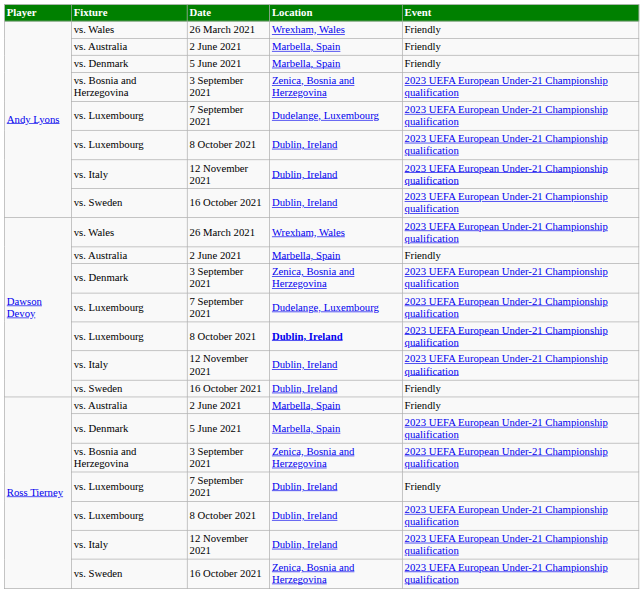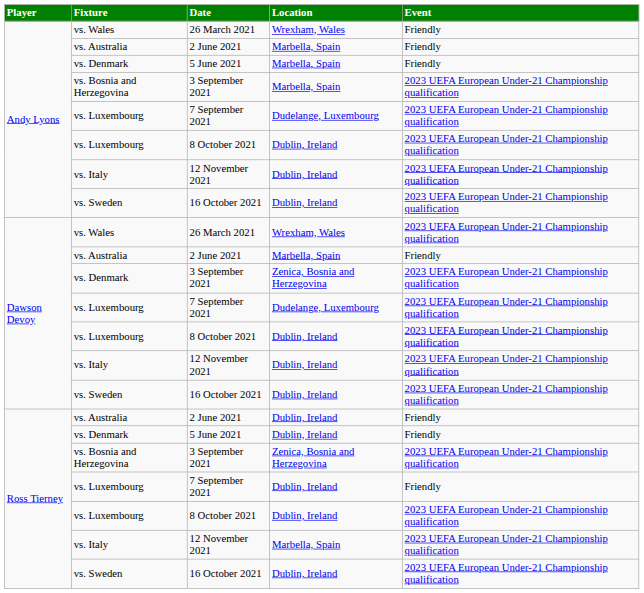(313, 87) Zenica, Bosnia and Herzegovina -> (306, 87) Marbella, Spain
(307, 336) bold -> (305, 336) normal
(423, 388) Friendly -> (506, 394) 2023 UEFA European Under-21 Championship qualification
(306, 405) Marbella, Spain -> (305, 417) Dublin, Ireland
(306, 428) Marbella, Spain -> (305, 434) Dublin, Ireland
(506, 428) 2023 UEFA European Under-21 Championship qualification -> (423, 434) Friendly
(305, 544) Dublin, Ireland -> (306, 544) Marbella, Spain
(313, 573) Zenica, Bosnia and Herzegovina -> (305, 573) Dublin, Ireland
